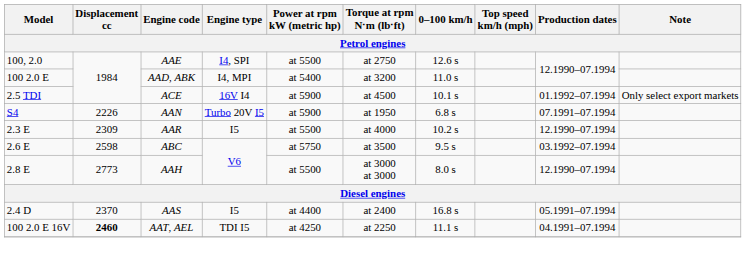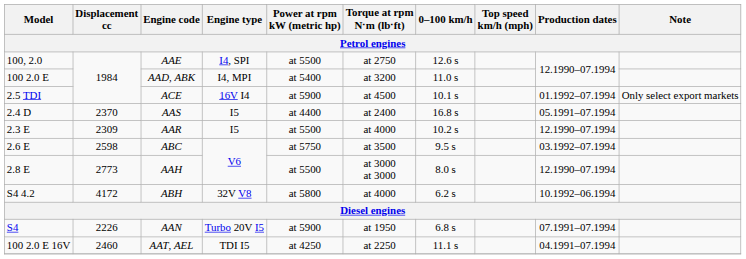rows swapped: (171, 112) <-> (171, 210)
+ row: (171, 193)
(107, 228) bold -> (107, 245) normal
